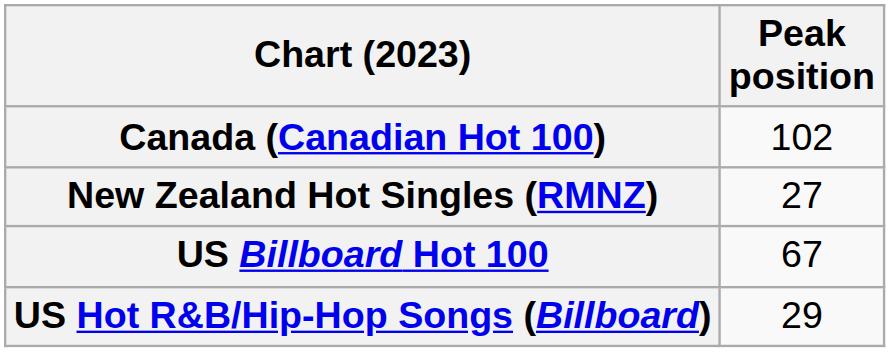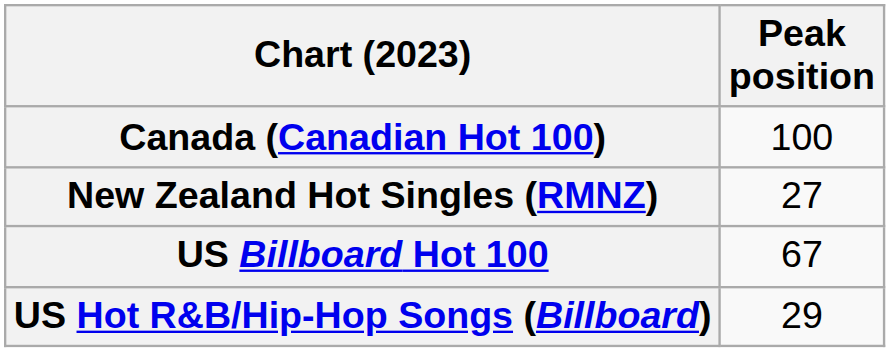(802, 136) 102 -> (802, 136) 100
